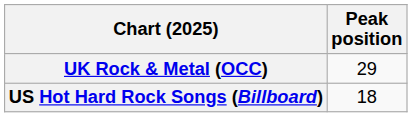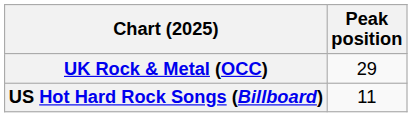(367, 97) 18 -> (367, 97) 11
